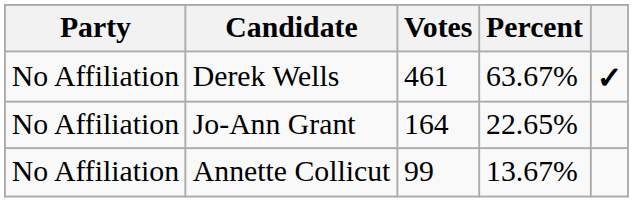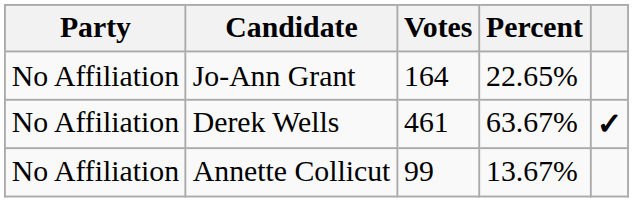rows swapped: (266, 76) <-> (274, 124)
